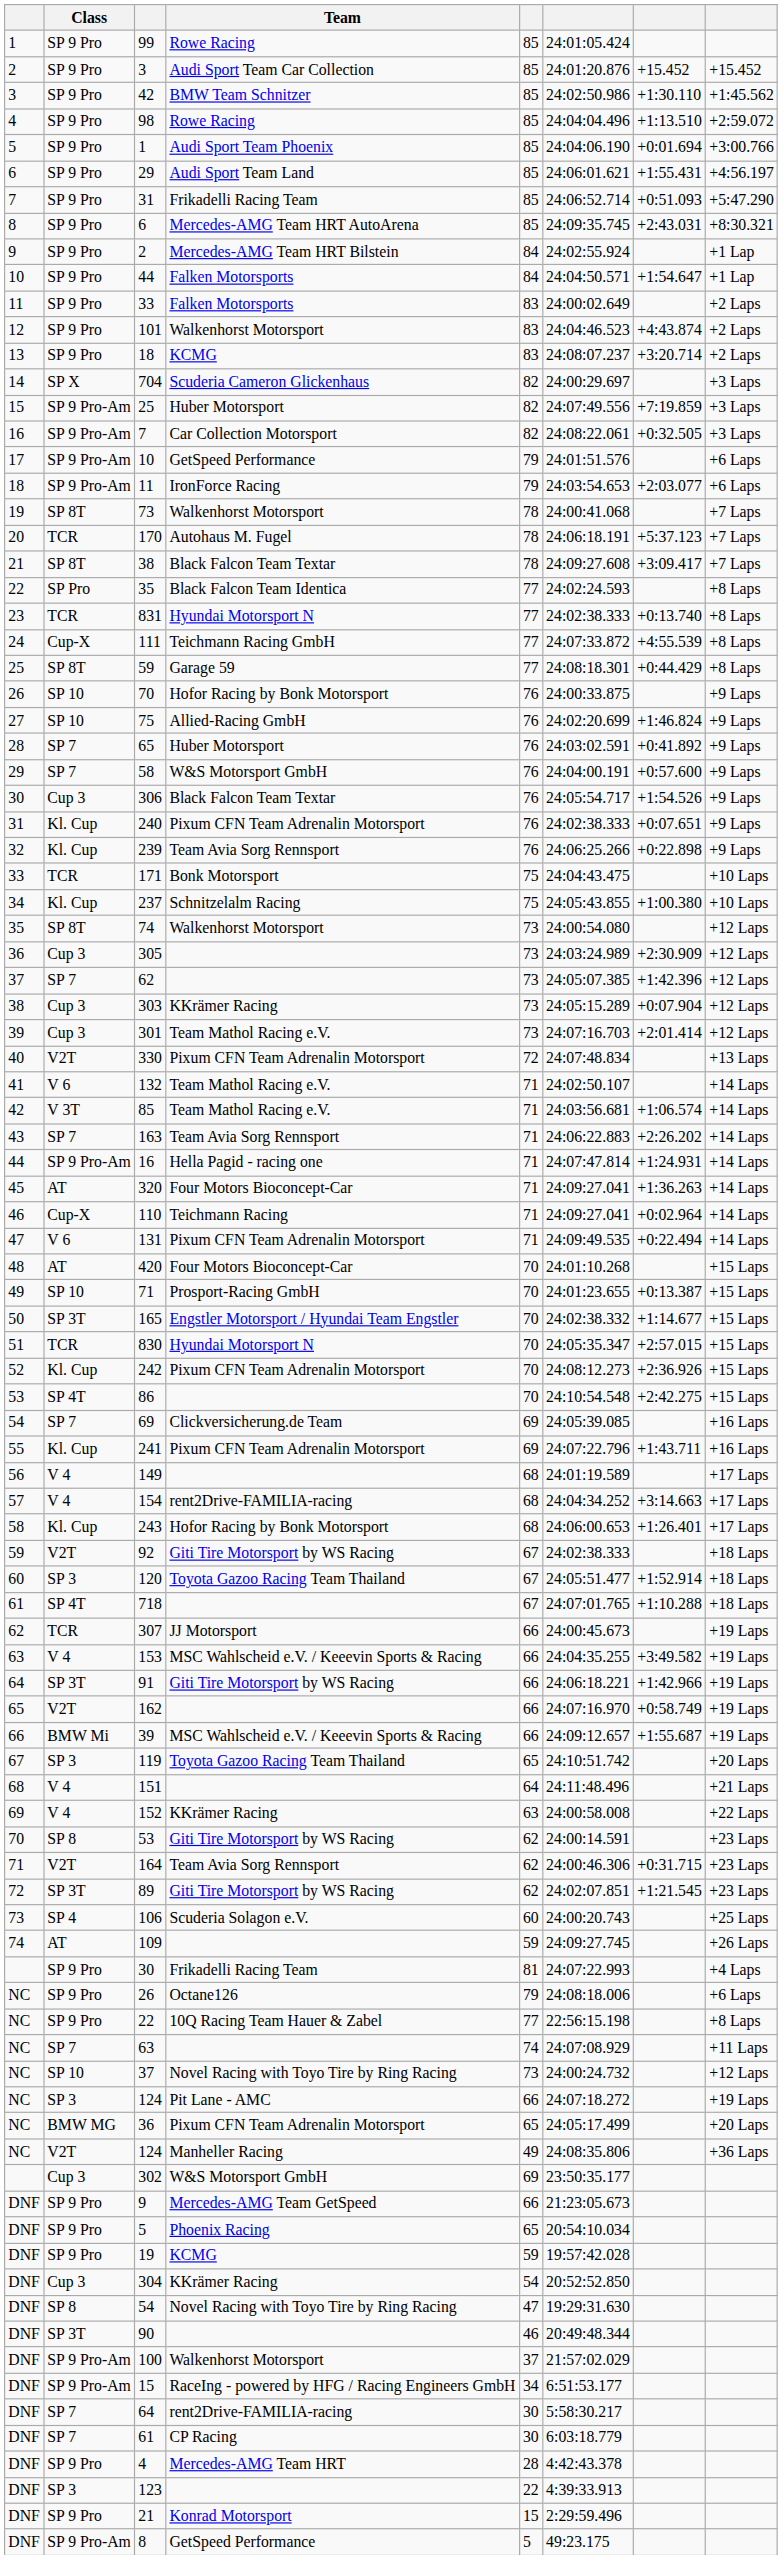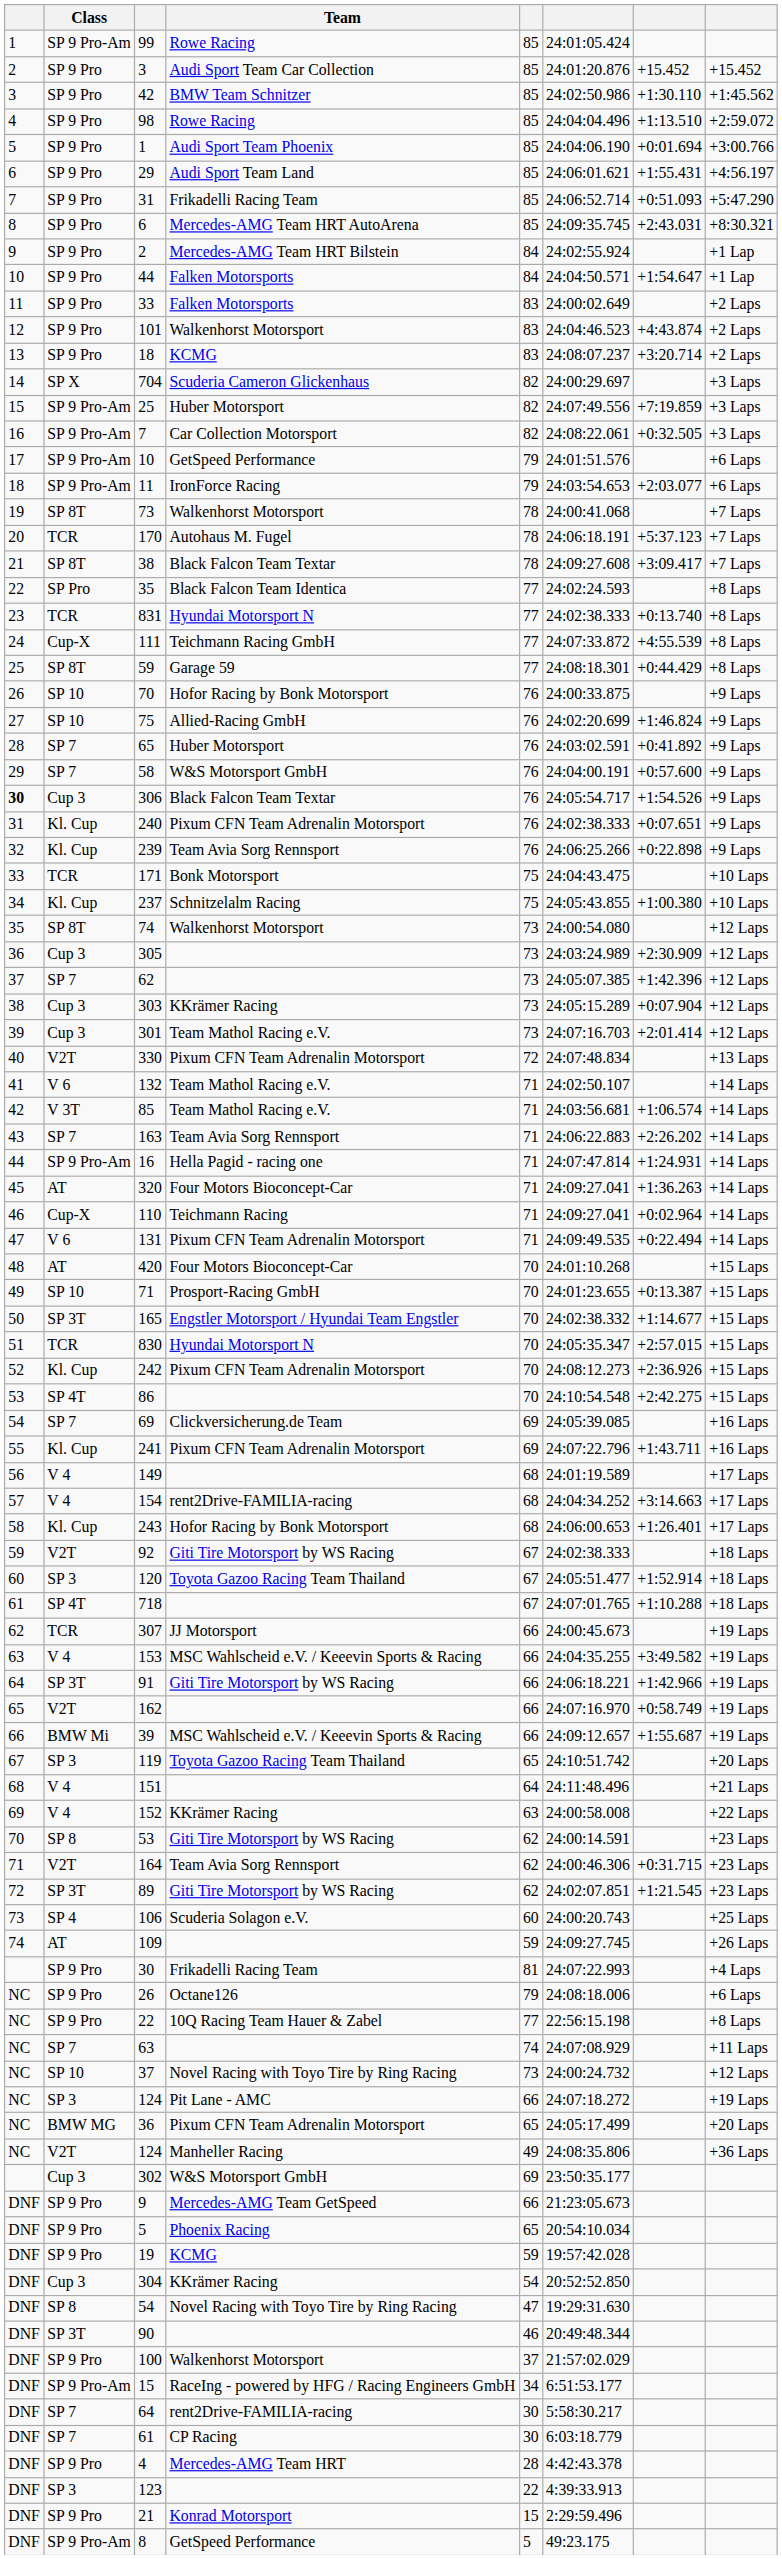(75, 43) SP 9 Pro -> (89, 43) SP 9 Pro-Am
(16, 797) normal -> (16, 797) bold
(89, 2359) SP 9 Pro-Am -> (75, 2359) SP 9 Pro
